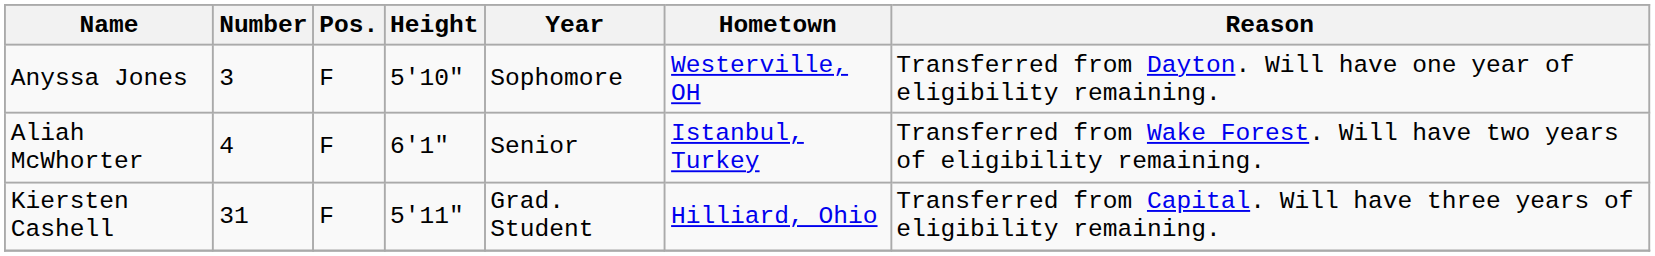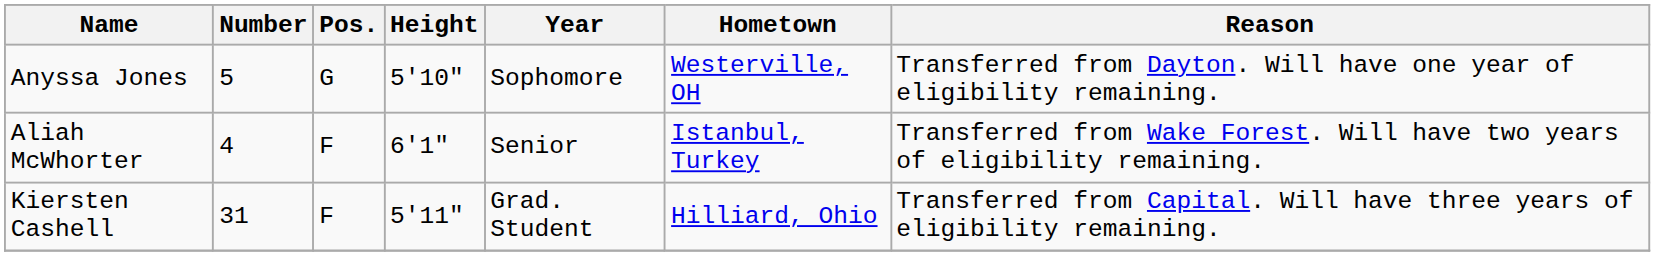(227, 79) 3 -> (227, 79) 5
(327, 79) F -> (327, 79) G
